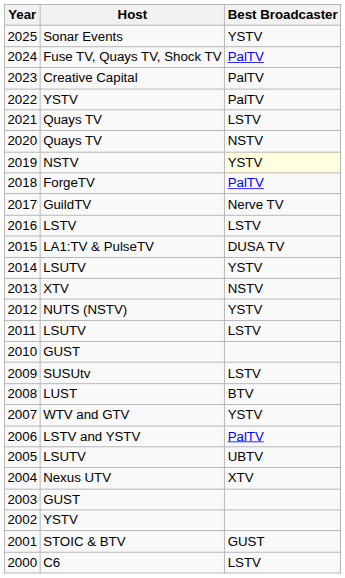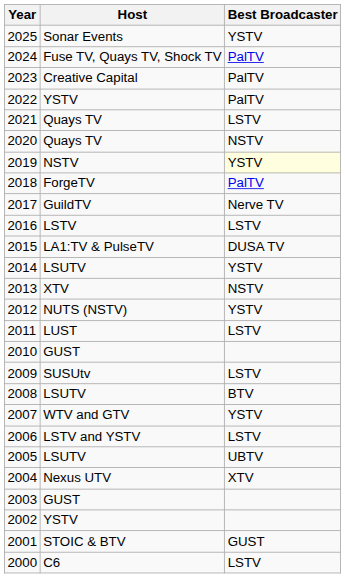(65, 330) LSUTV -> (60, 330) LUST
(60, 394) LUST -> (65, 394) LSUTV
(246, 436) PalTV -> (244, 436) LSTV
